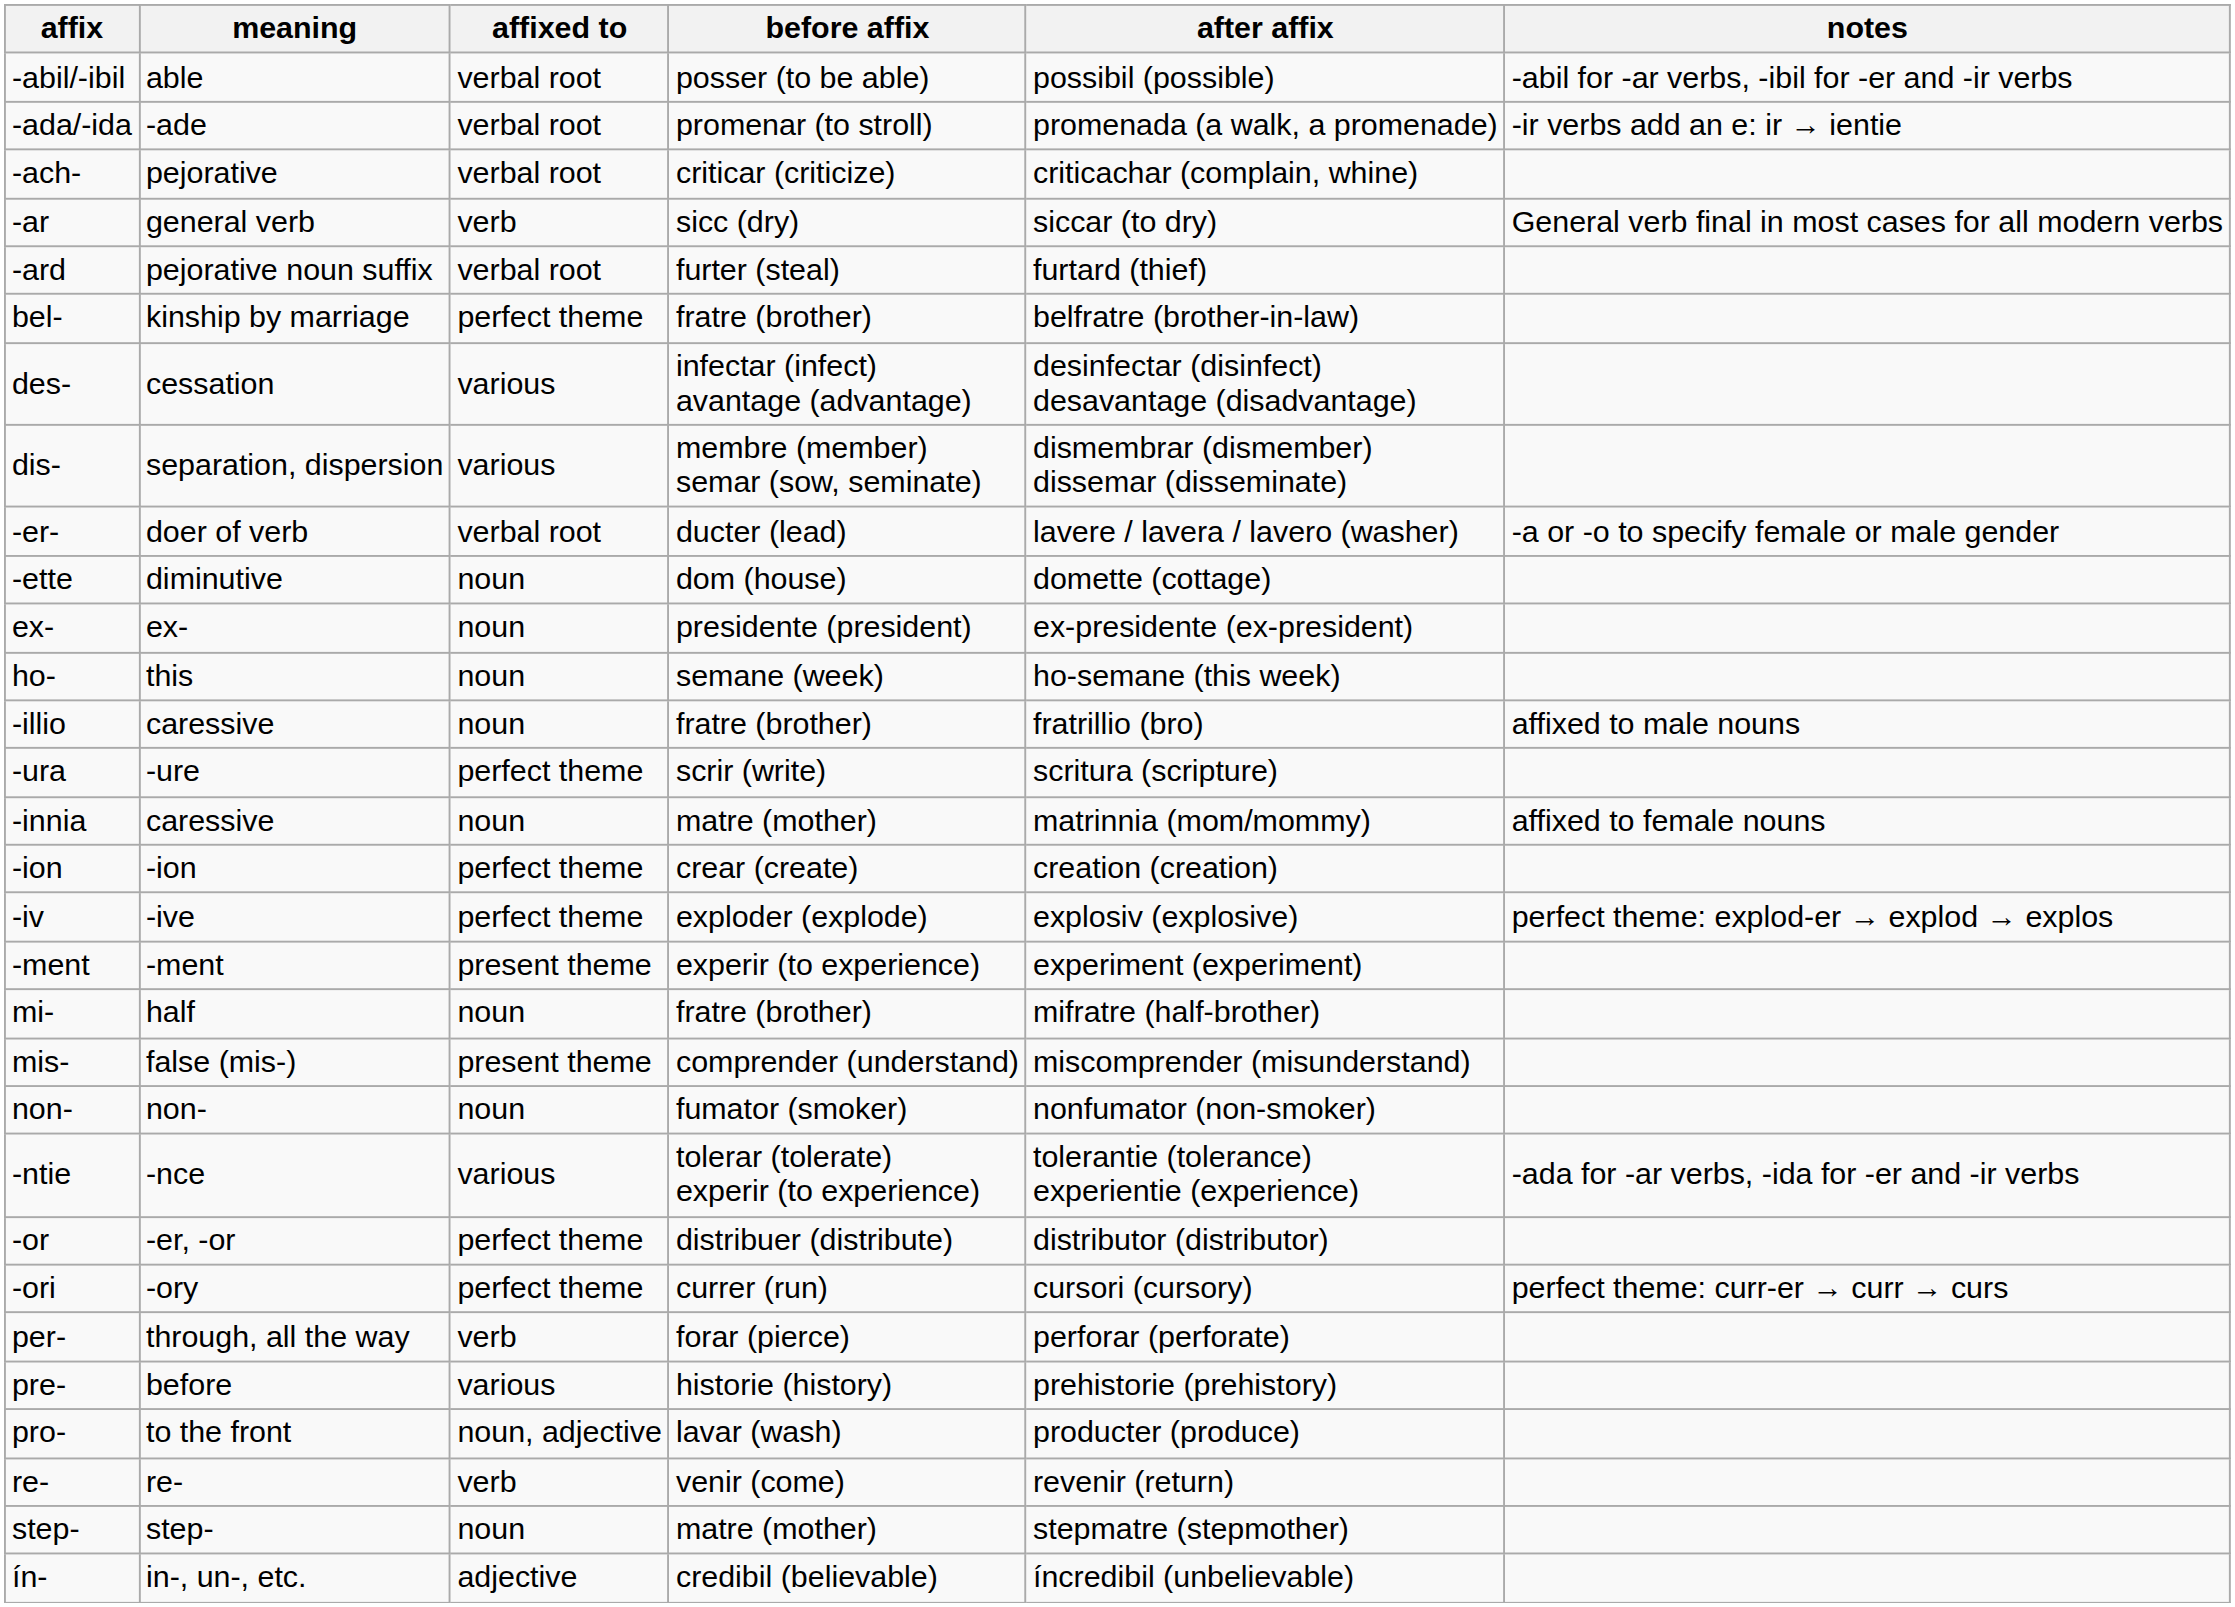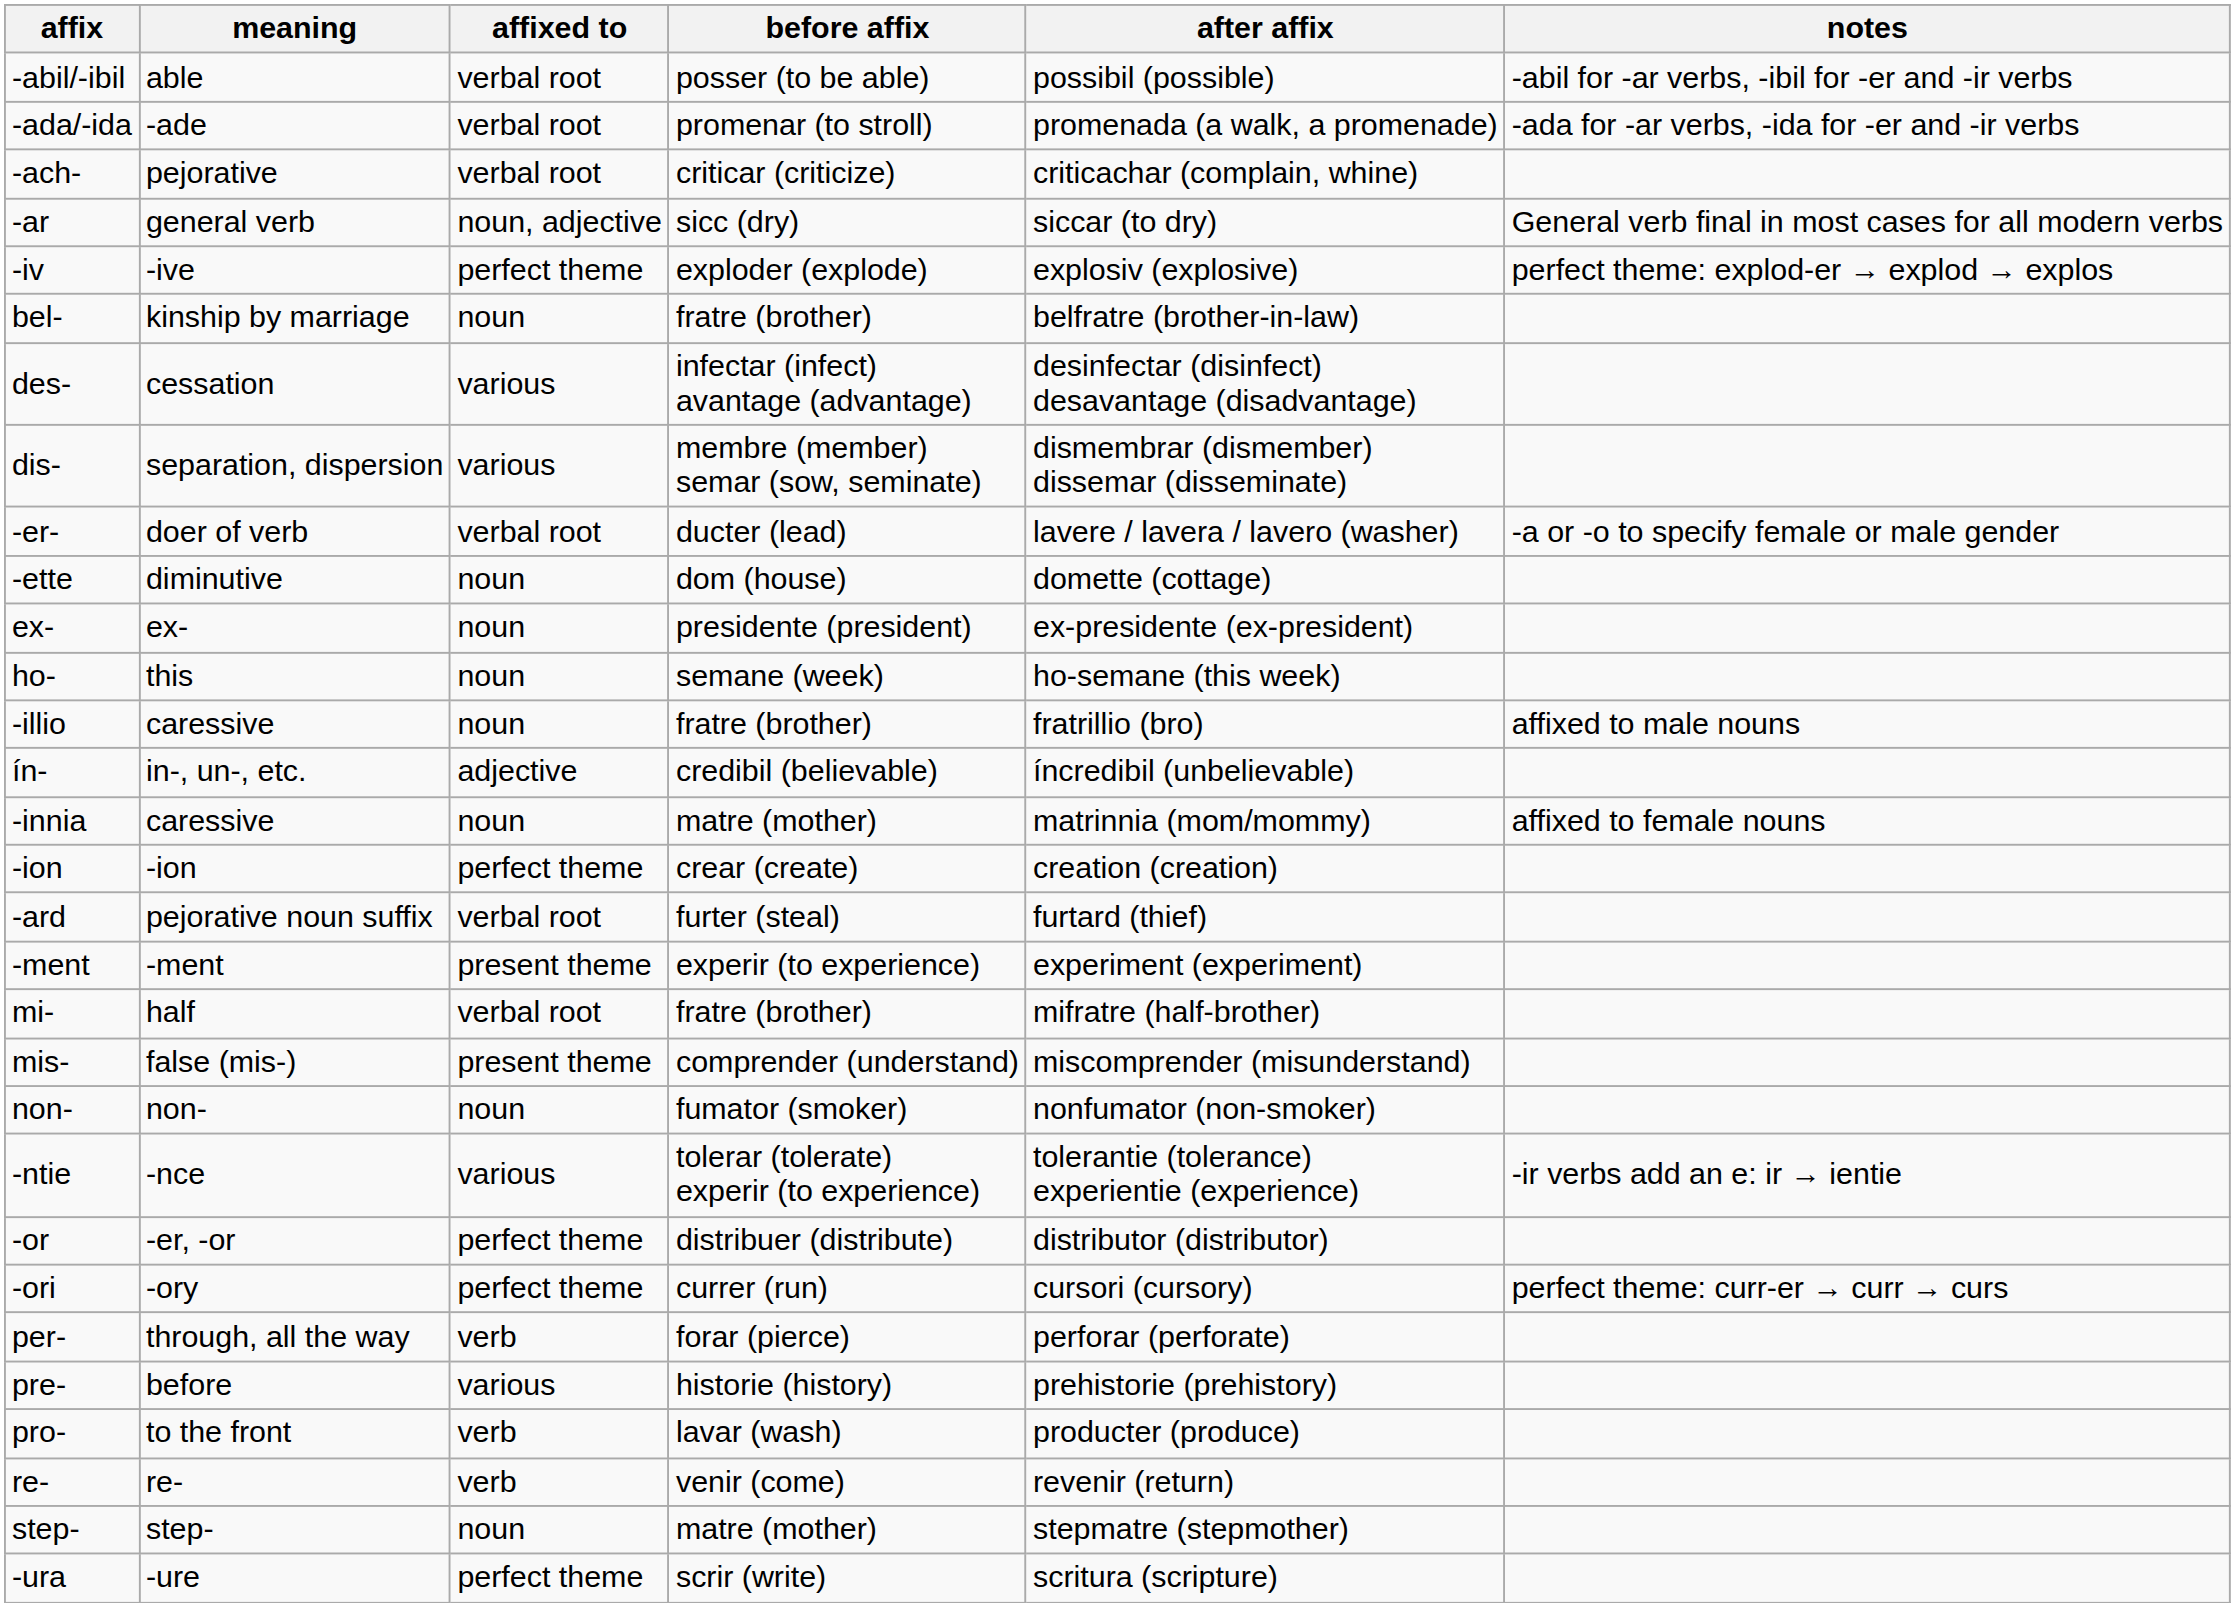(1707, 125) -ir verbs add an e: ir → ientie -> (1796, 125) -ada for -ar verbs, -ida for -er and -ir verbs
(487, 221) verb -> (560, 221) noun, adjective
rows swapped: (39, 269) <-> (28, 916)
(550, 317) perfect theme -> (491, 317) noun
rows swapped: (30, 1577) <-> (39, 771)
(491, 1013) noun -> (529, 1013) verbal root
(1796, 1174) -ada for -ar verbs, -ida for -er and -ir verbs -> (1707, 1174) -ir verbs add an e: ir → ientie
(560, 1432) noun, adjective -> (487, 1432) verb
